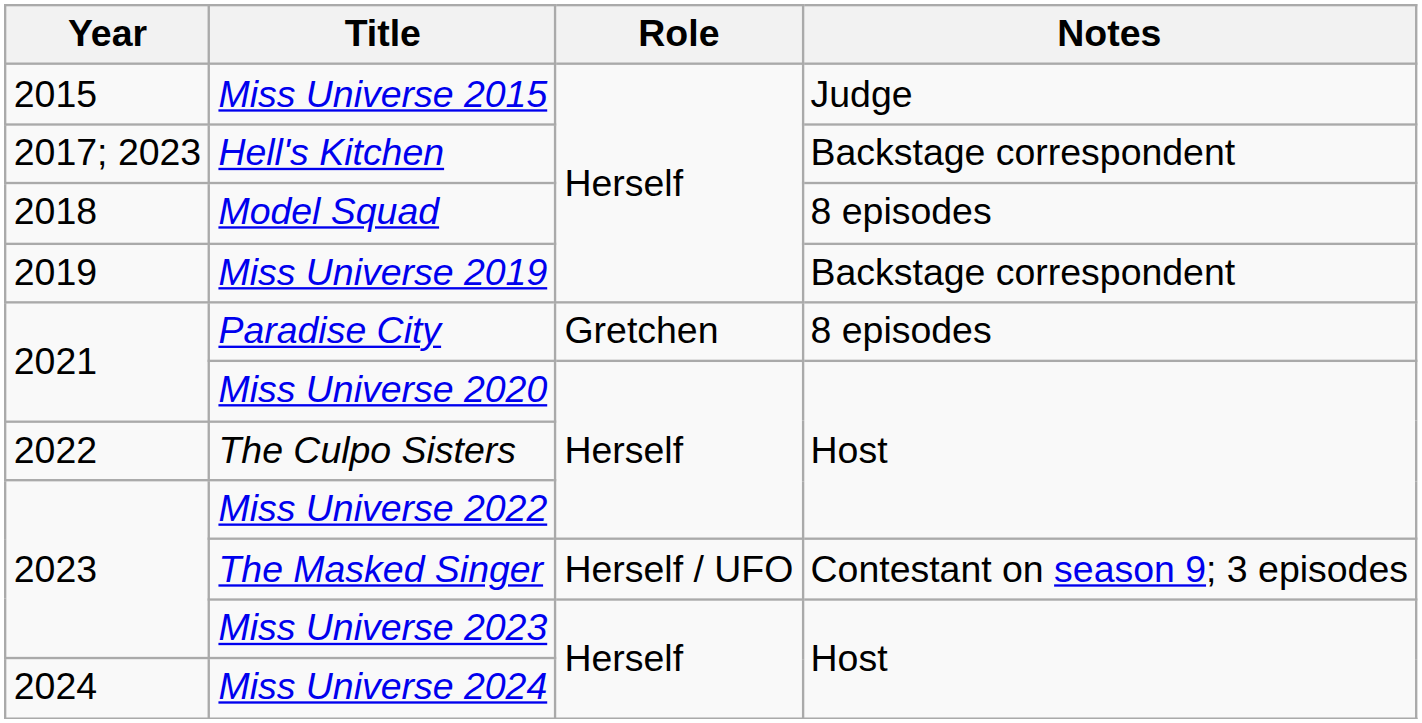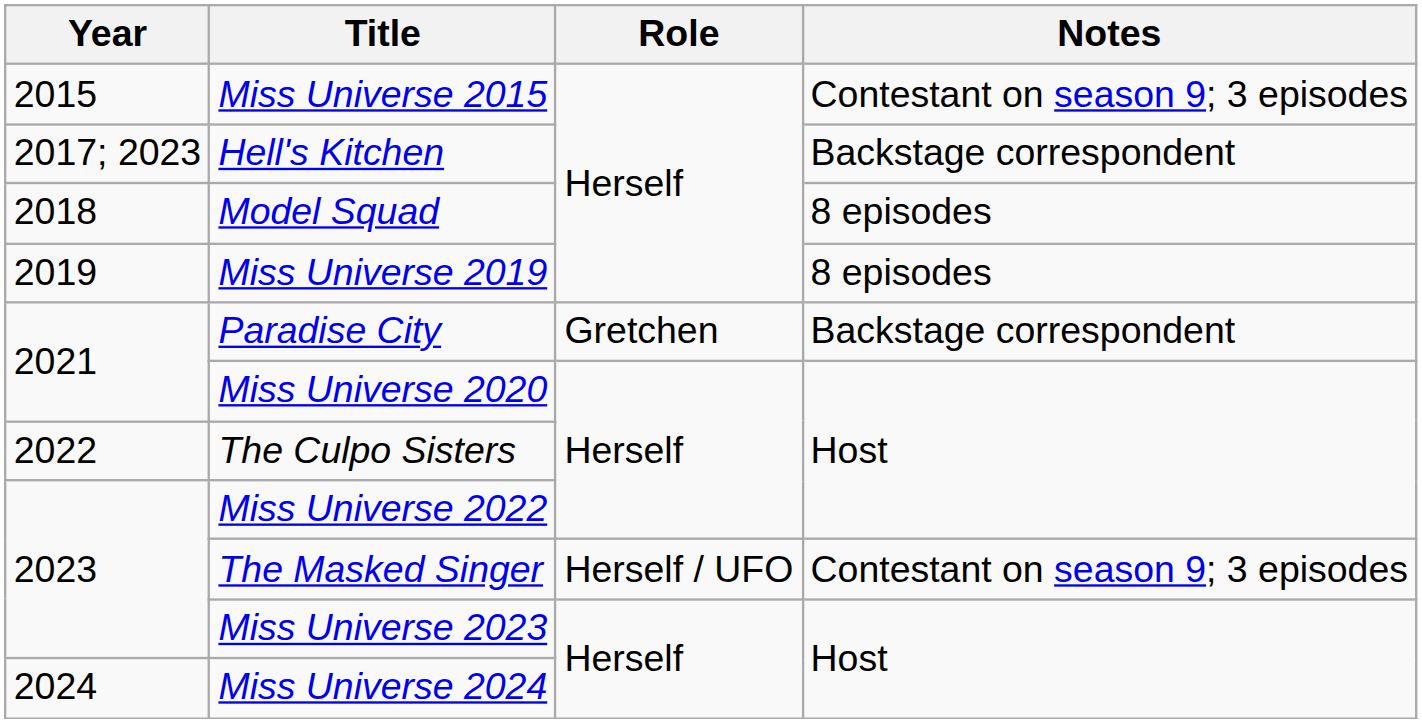(862, 93) Judge -> (1109, 93) Contestant on season 9; 3 episodes
(1023, 271) Backstage correspondent -> (901, 271) 8 episodes
(901, 331) 8 episodes -> (1023, 331) Backstage correspondent
